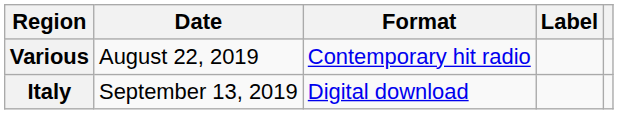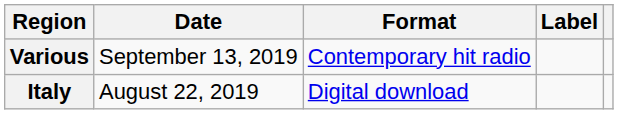(179, 56) August 22, 2019 -> (198, 56) September 13, 2019
(198, 91) September 13, 2019 -> (179, 91) August 22, 2019
